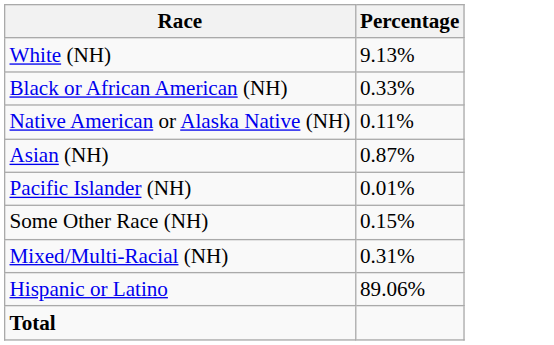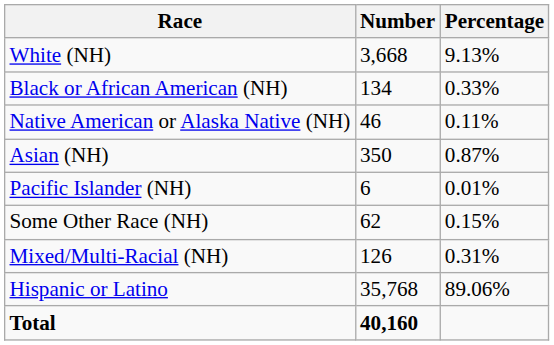+ column: (398, 21)
